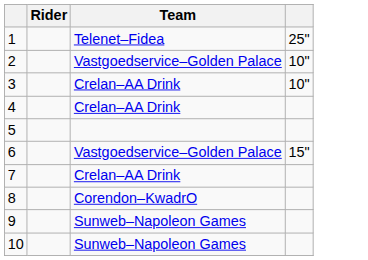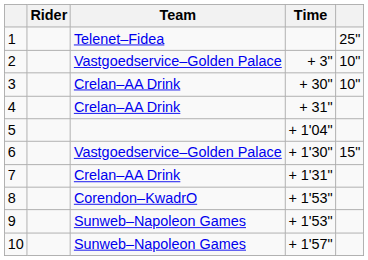+ column: (311, 15)
